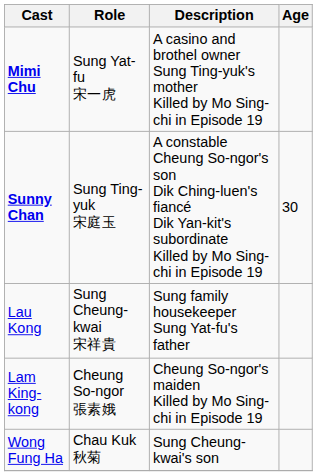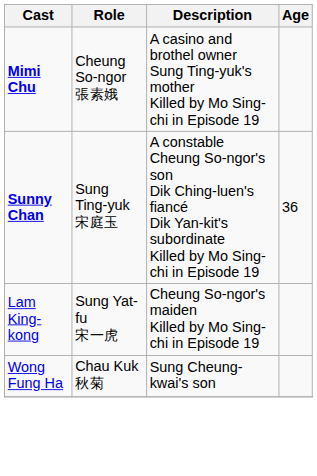(104, 78) Sung Yat-fu 宋一虎 -> (101, 78) Cheung So-ngor 張素娥
(290, 207) 30 -> (290, 207) 36
- row: (25, 320)
(98, 392) Cheung So-ngor 張素娥 -> (106, 318) Sung Yat-fu 宋一虎
